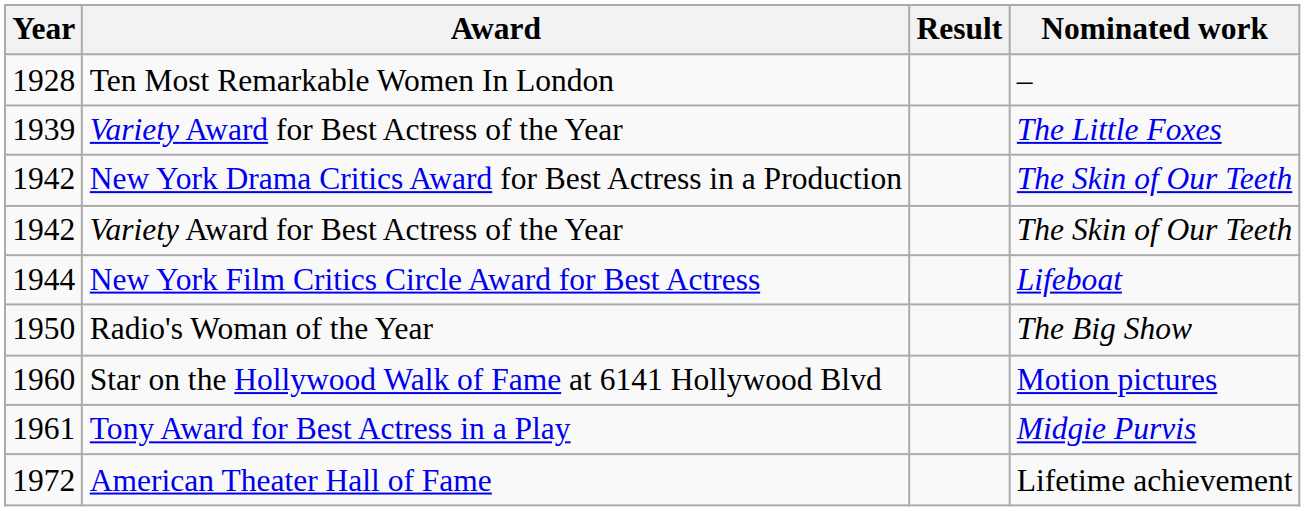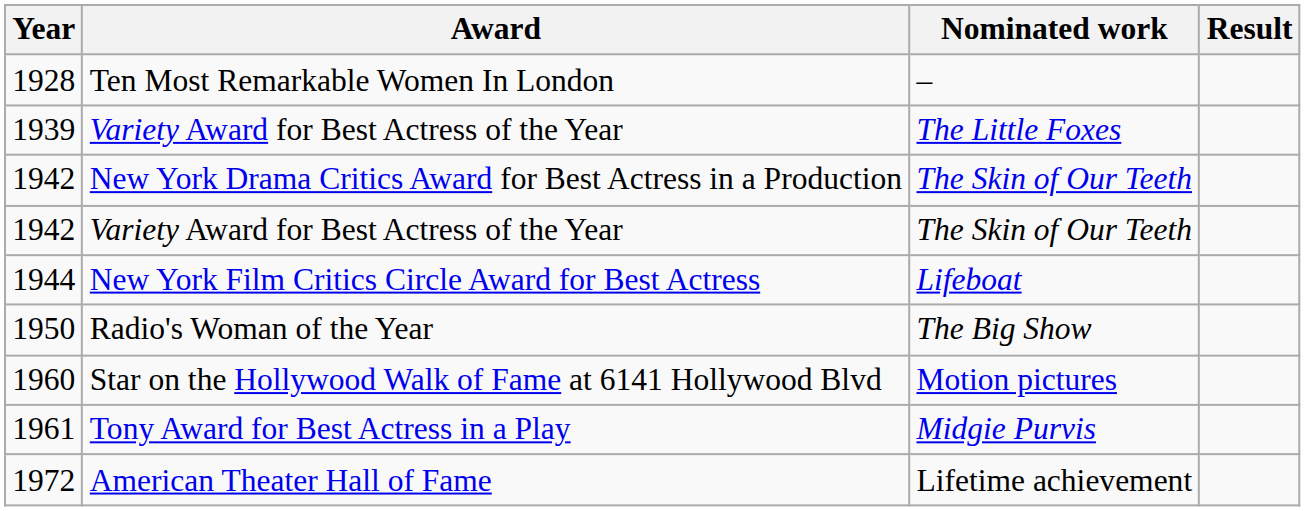columns swapped: (1155, 29) <-> (959, 29)
